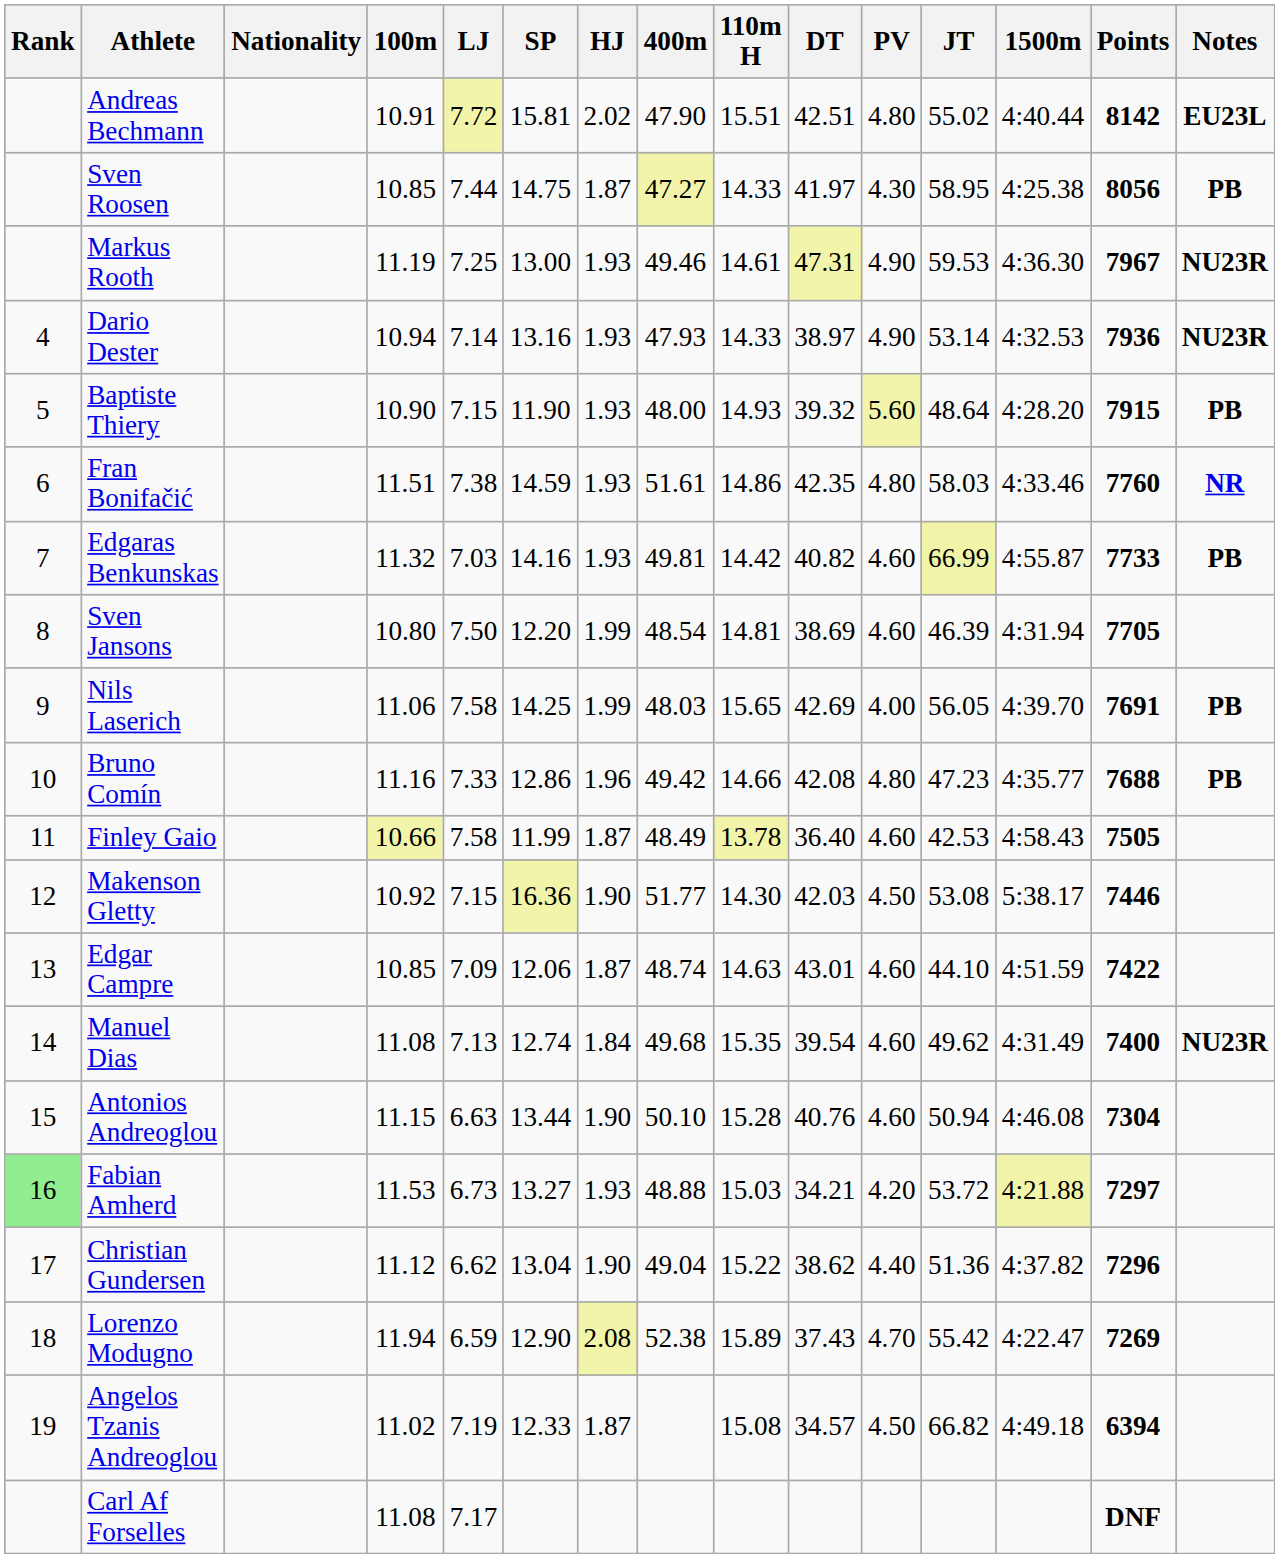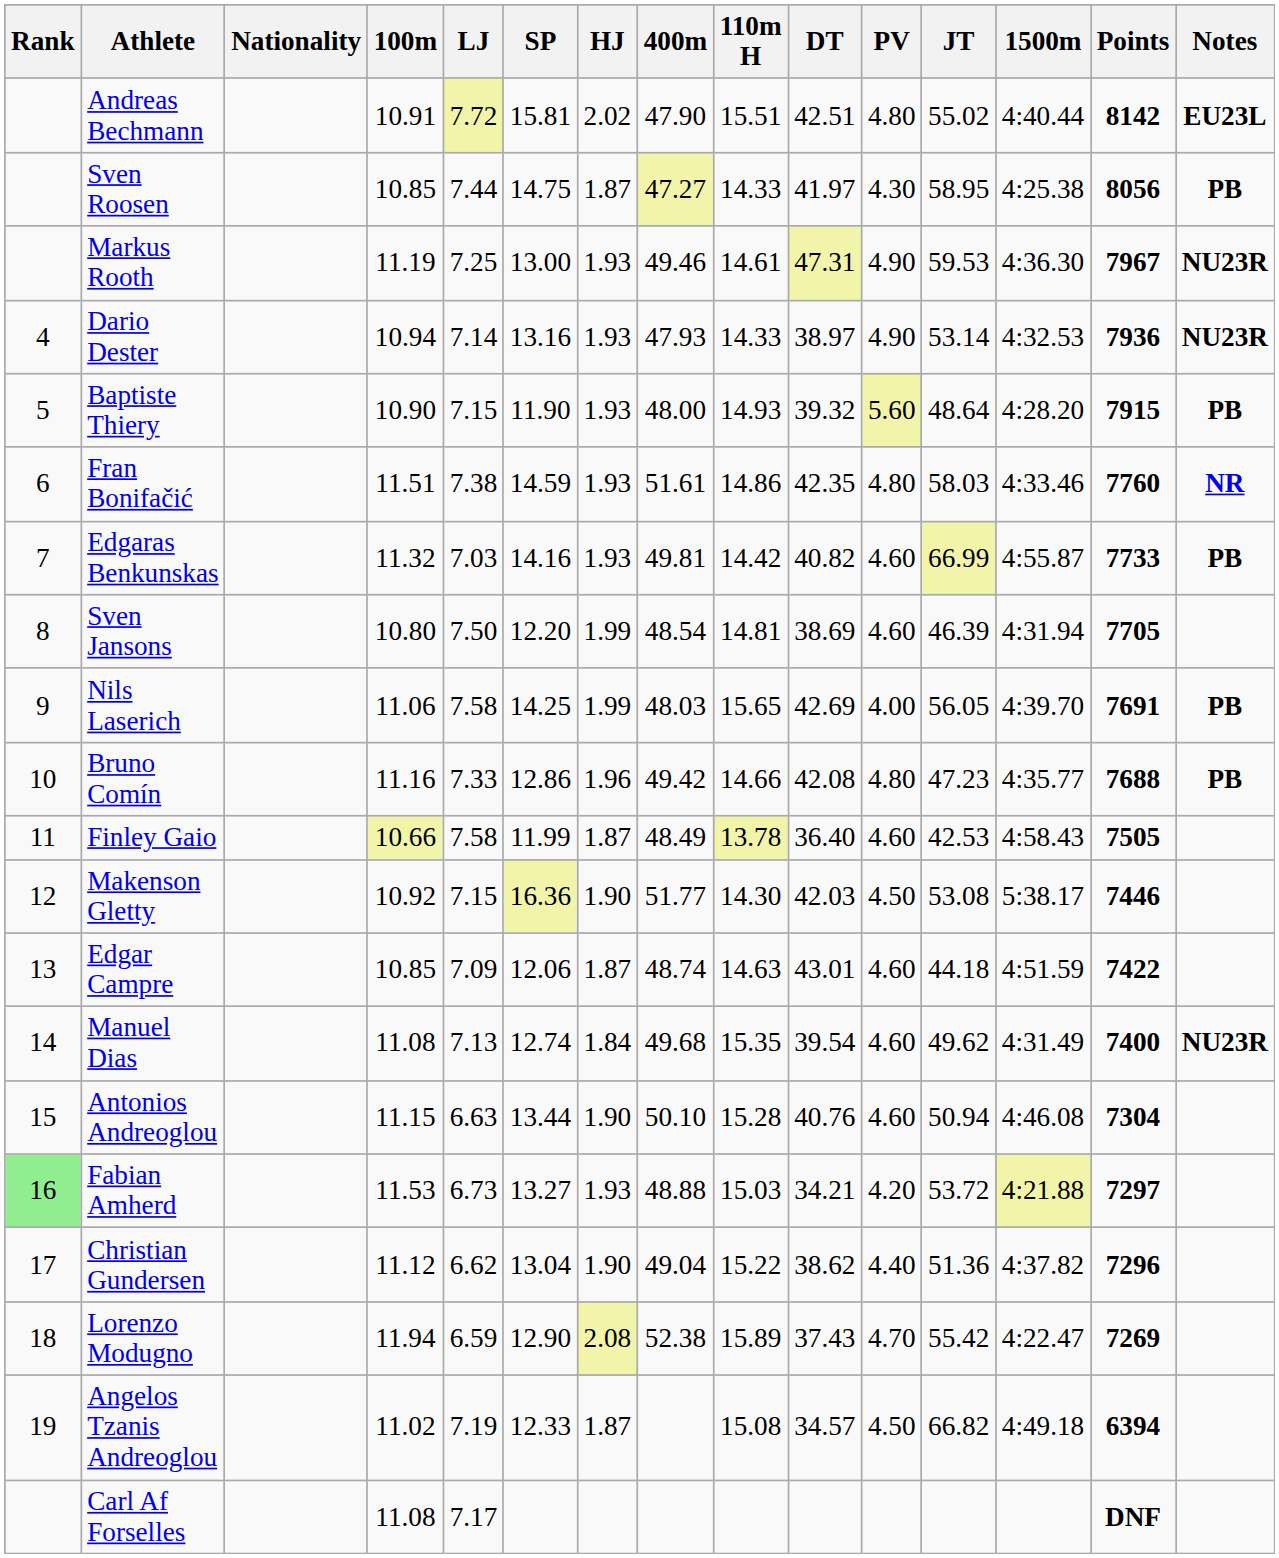(959, 969) 44.10 -> (959, 969) 44.18
